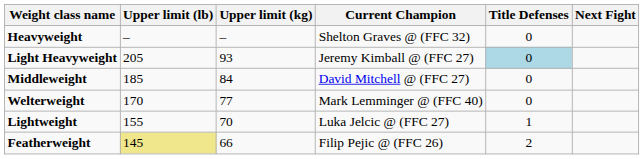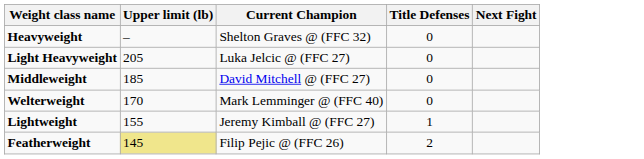- column: (266, 15)
(396, 57) Jeremy Kimball @ (FFC 27) -> (285, 57) Luka Jelcic @ (FFC 27)
(529, 57) lightblue background -> (430, 57) no background
(384, 121) Luka Jelcic @ (FFC 27) -> (297, 121) Jeremy Kimball @ (FFC 27)
